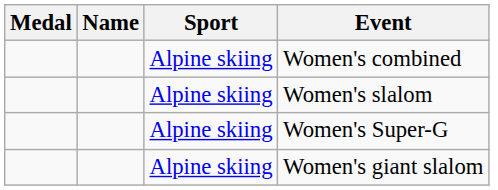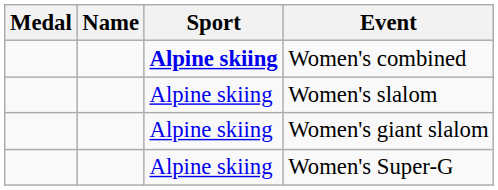(211, 58) normal -> (214, 58) bold
rows swapped: (383, 166) <-> (366, 130)
